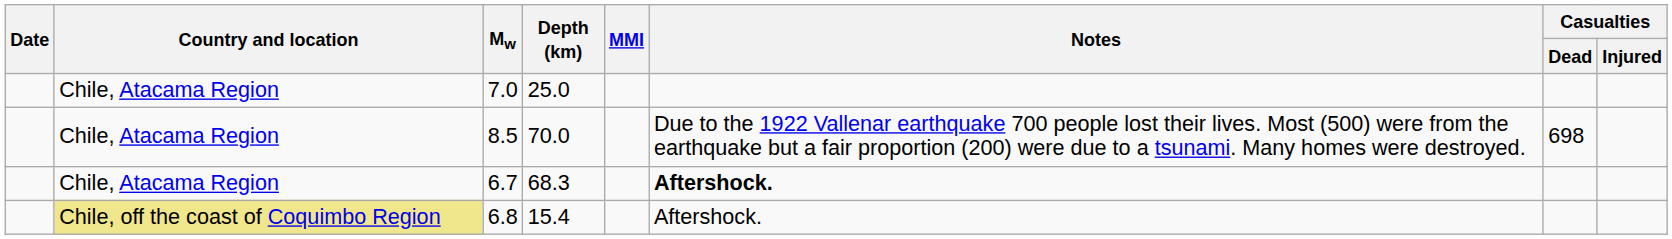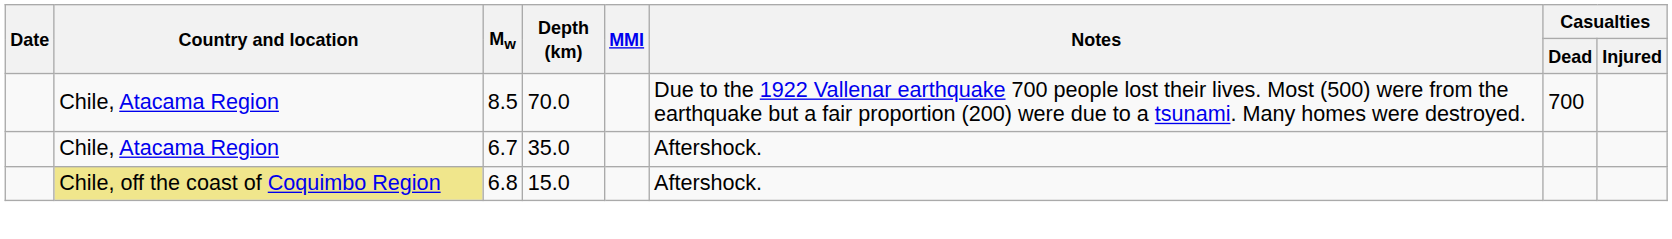- row: (503, 90)
(1566, 136) 698 -> (1566, 102) 700
(549, 182) 68.3 -> (549, 148) 35.0
(713, 182) bold -> (708, 148) normal
(549, 217) 15.4 -> (549, 182) 15.0
